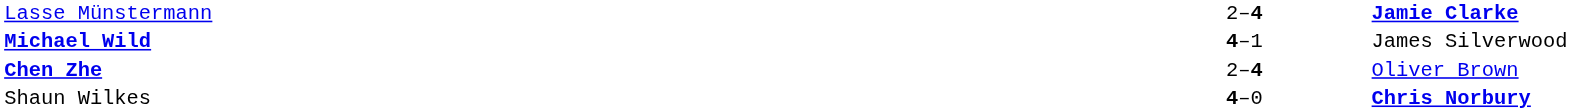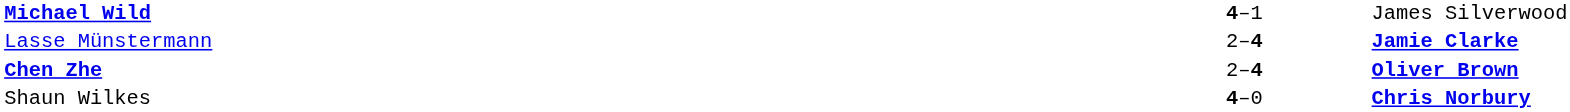rows swapped: (108, 14) <-> (78, 42)
(1445, 70) normal -> (1445, 70) bold
